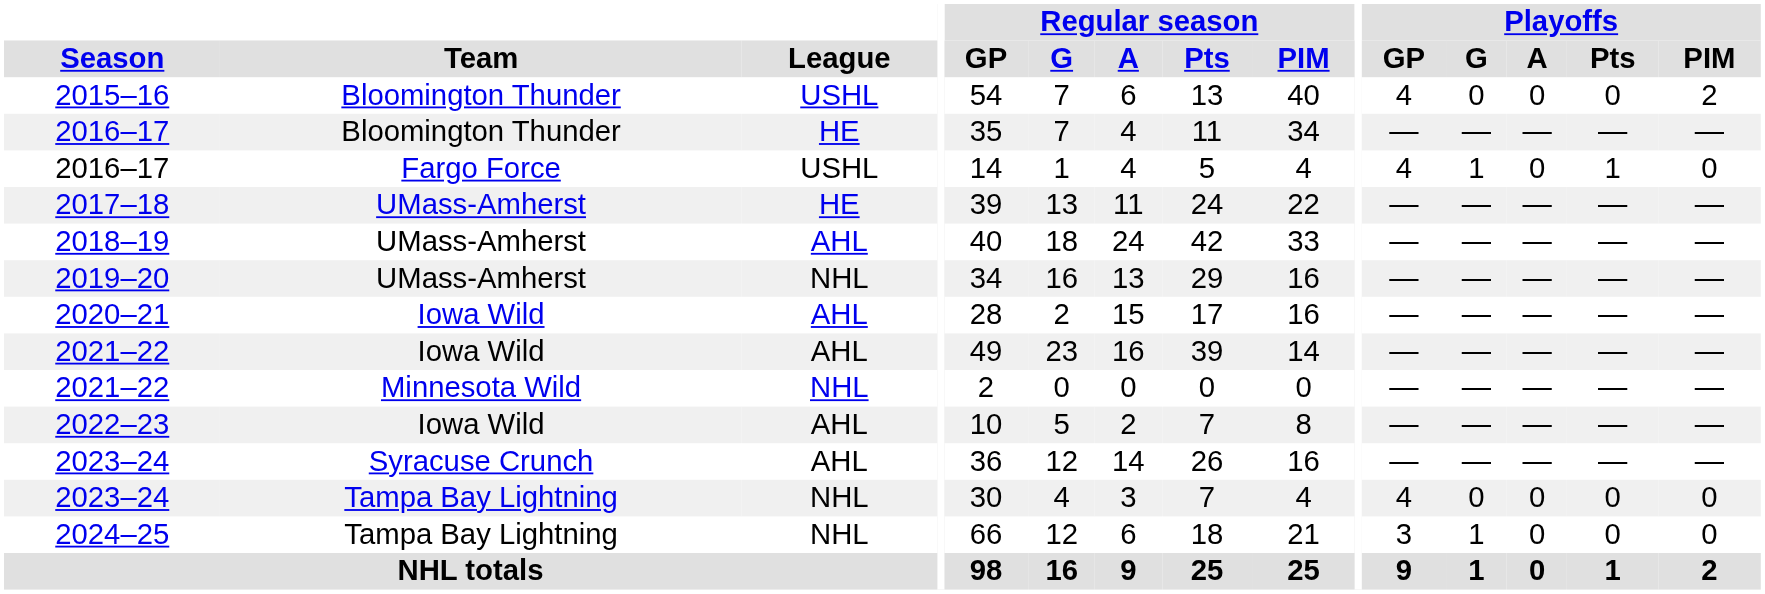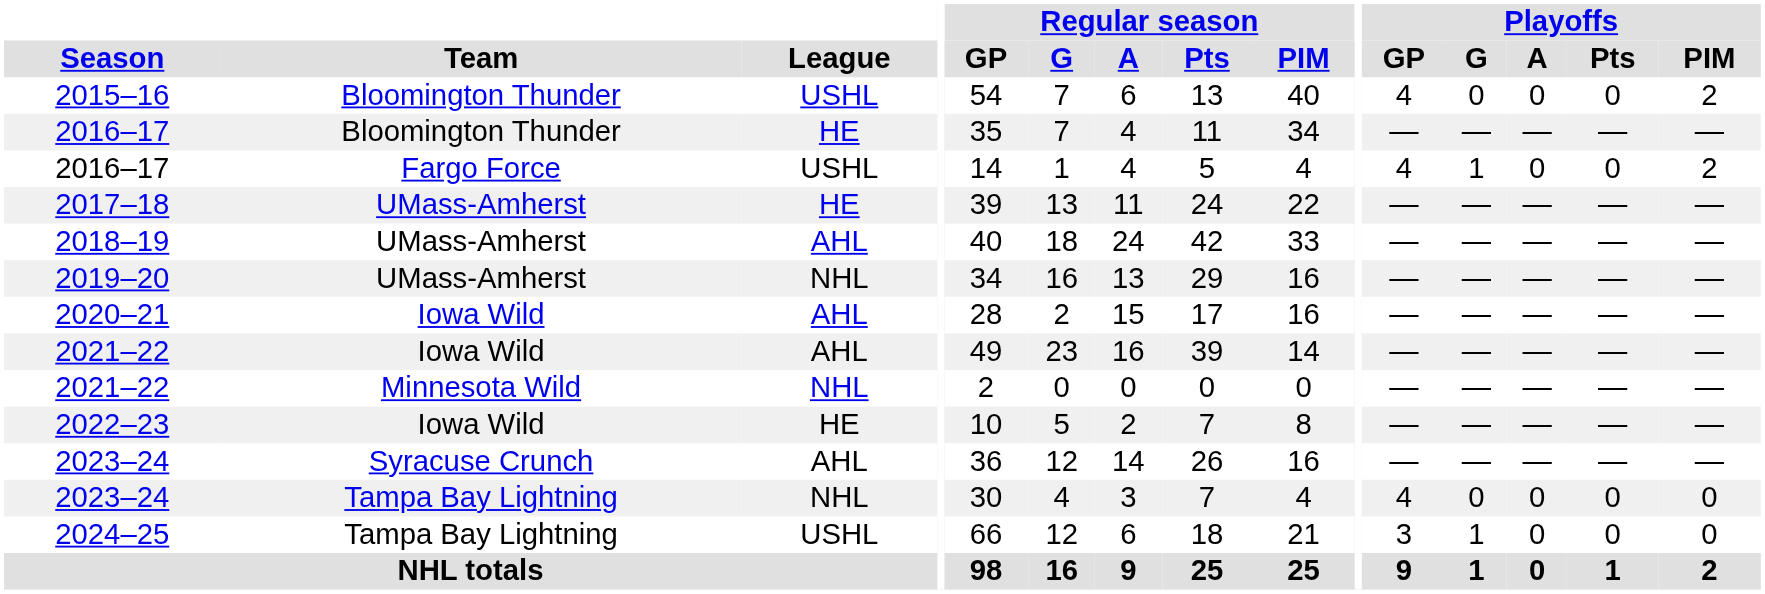(1613, 168) 1 -> (1613, 168) 0
(1709, 168) 0 -> (1709, 168) 2
(839, 424) AHL -> (839, 424) HE
(839, 534) NHL -> (839, 534) USHL
